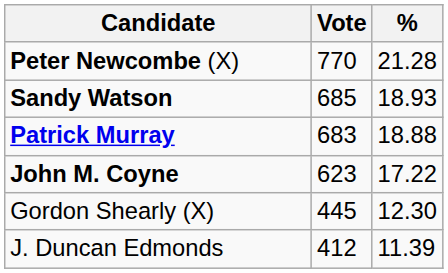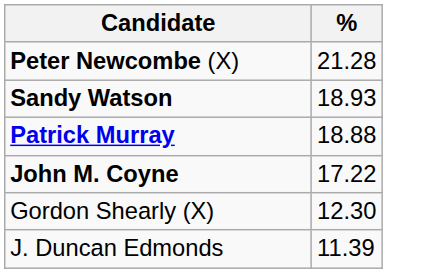- column: (342, 23)
